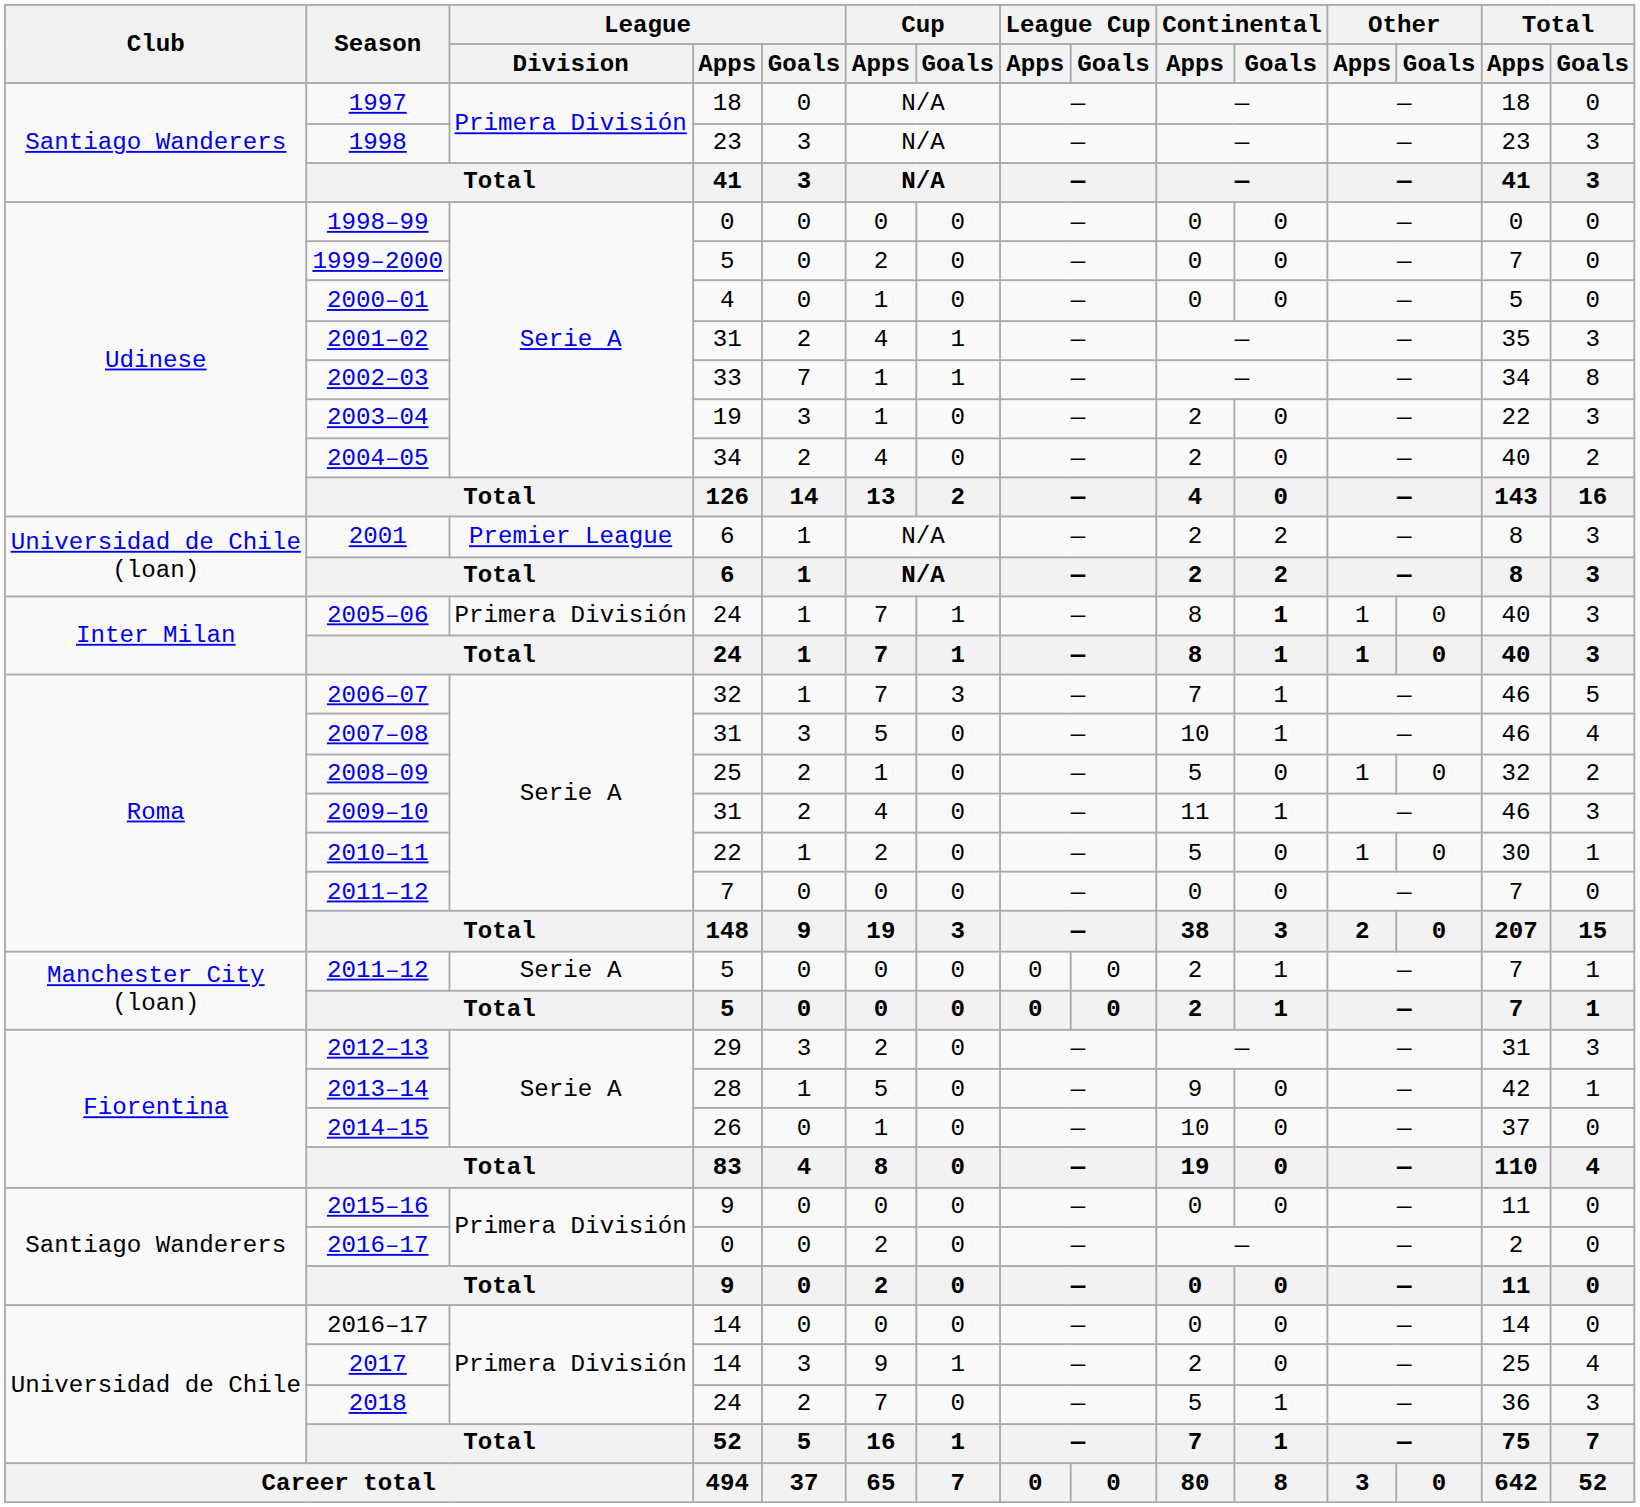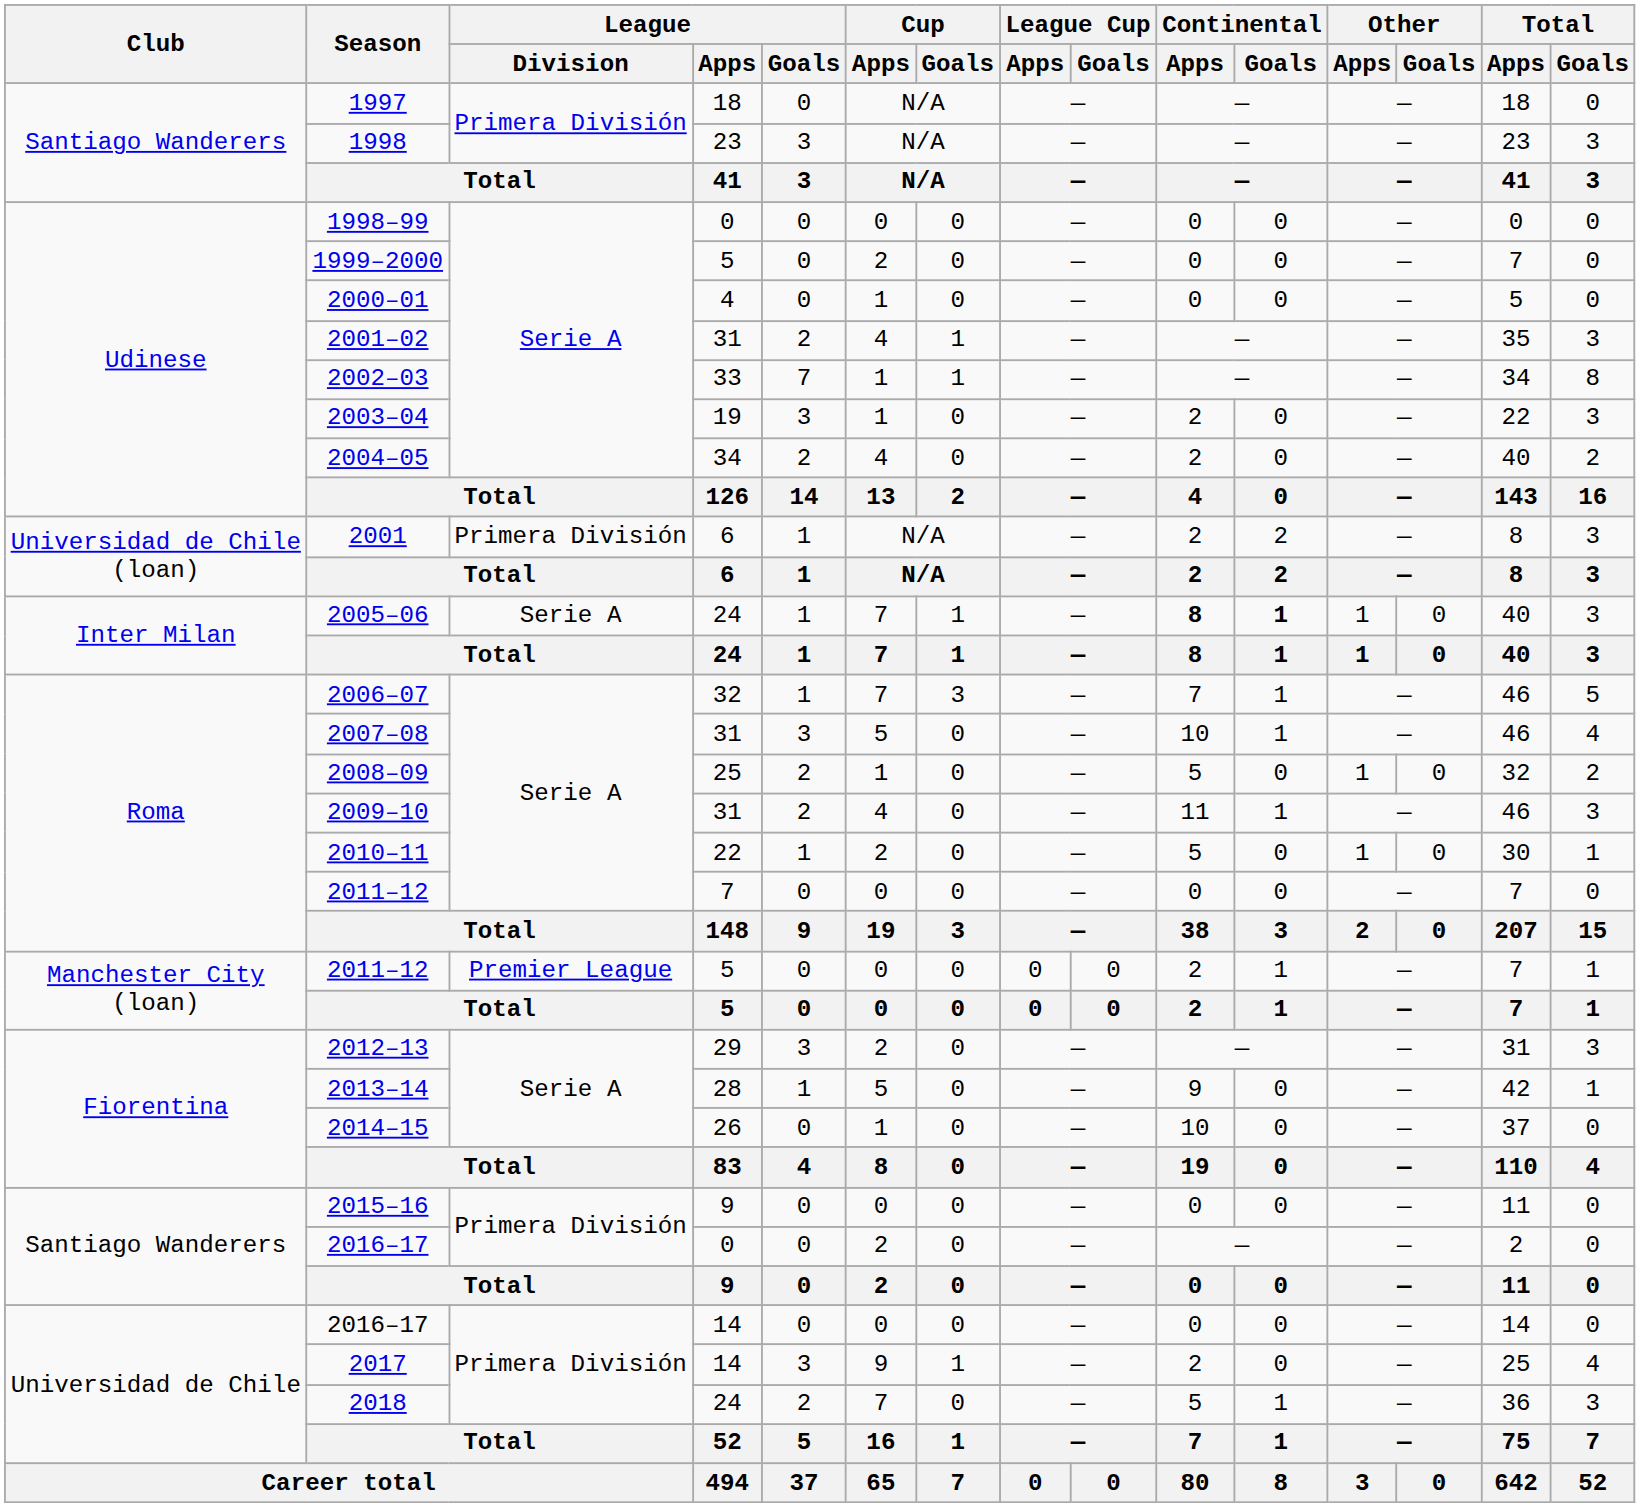(571, 537) Premier League -> (571, 537) Primera División
(571, 616) Primera División -> (571, 616) Serie A
(1195, 616) normal -> (1195, 616) bold
(571, 970) Serie A -> (571, 970) Premier League
